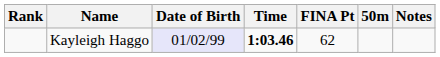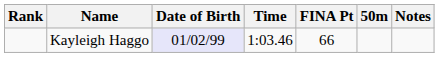(270, 40) bold -> (270, 40) normal
(327, 40) 62 -> (327, 40) 66
